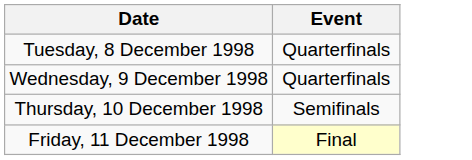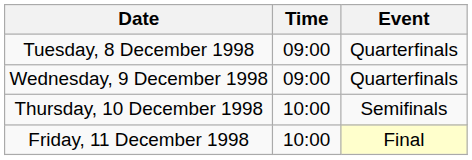+ column: (307, 19)
